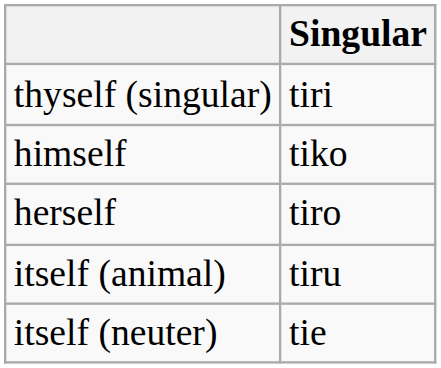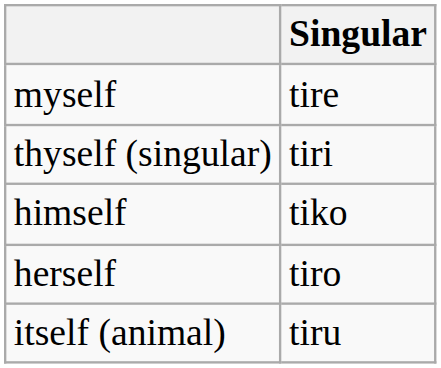+ row: (65, 93)
- row: (116, 332)
